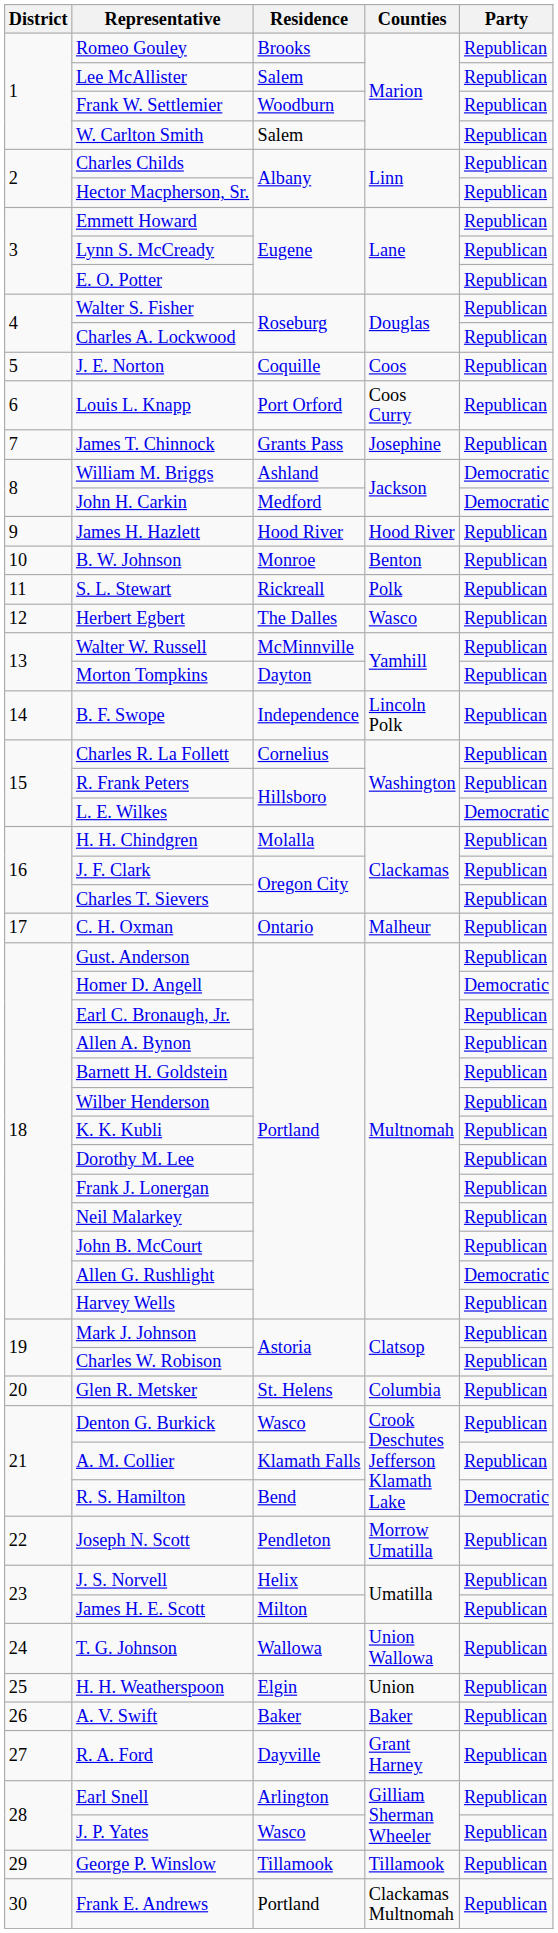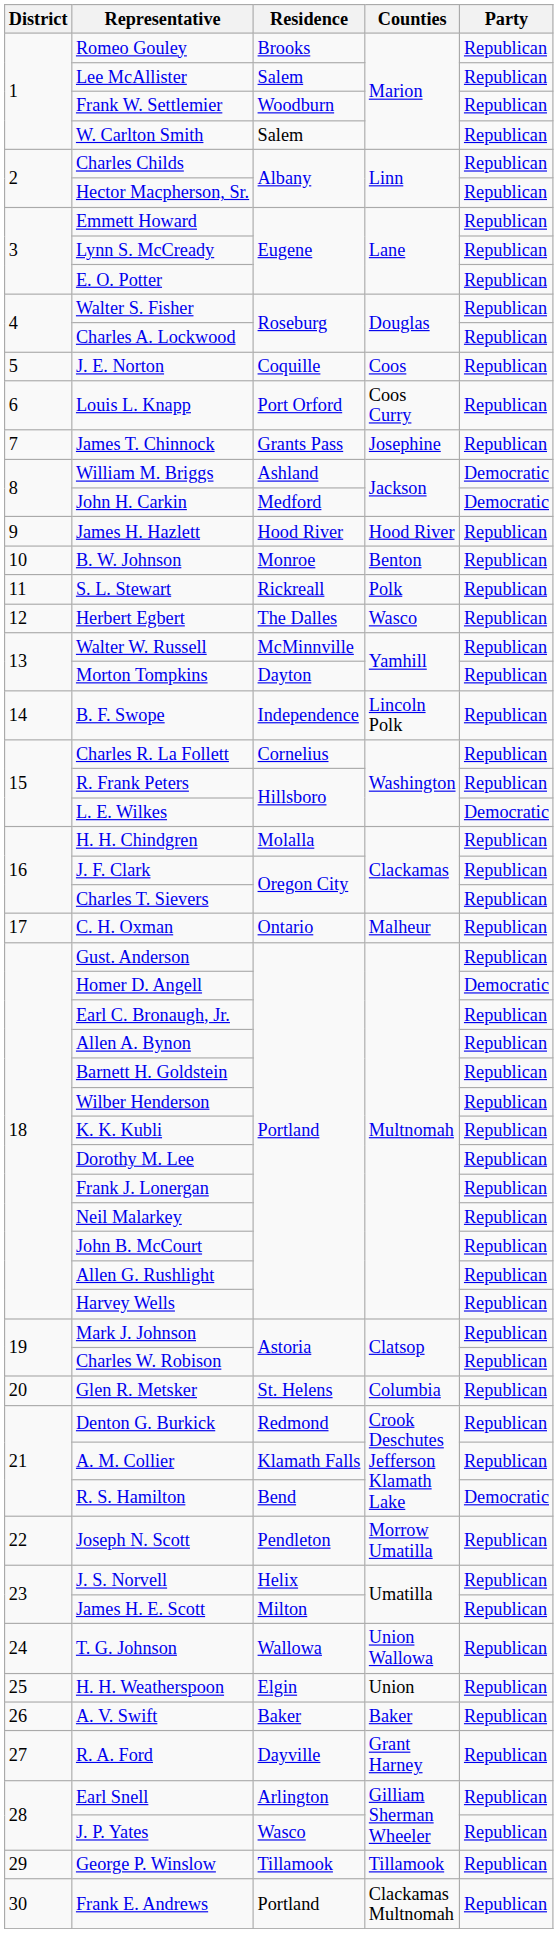(506, 1274) Democratic -> (505, 1274) Republican
(282, 1423) Wasco -> (293, 1423) Redmond
